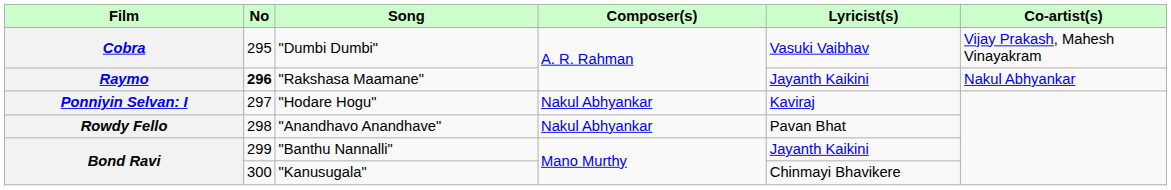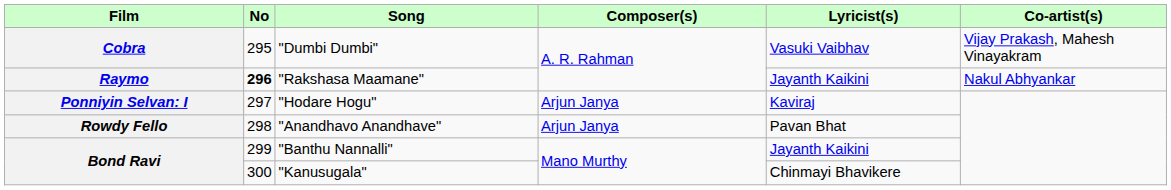(597, 102) Nakul Abhyankar -> (580, 102) Arjun Janya
(597, 126) Nakul Abhyankar -> (580, 126) Arjun Janya
